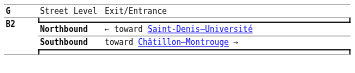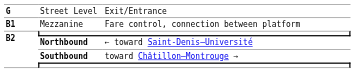+ row: (61, 24)
